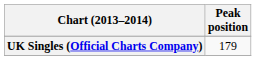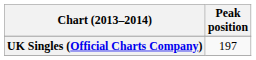(228, 45) 179 -> (228, 45) 197
